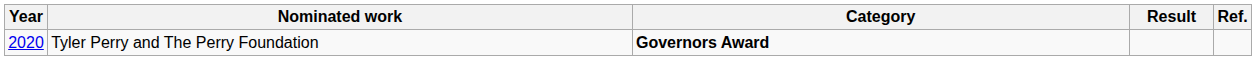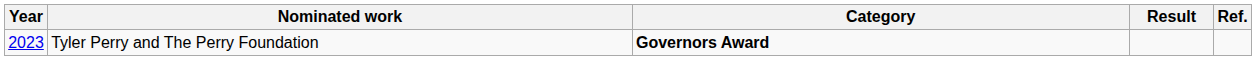(26, 42) 2020 -> (26, 42) 2023
